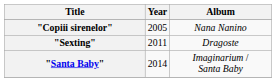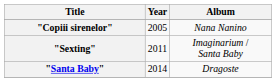(221, 43) Dragoste -> (221, 48) Imaginarium / Santa Baby
(221, 64) Imaginarium / Santa Baby -> (221, 69) Dragoste
